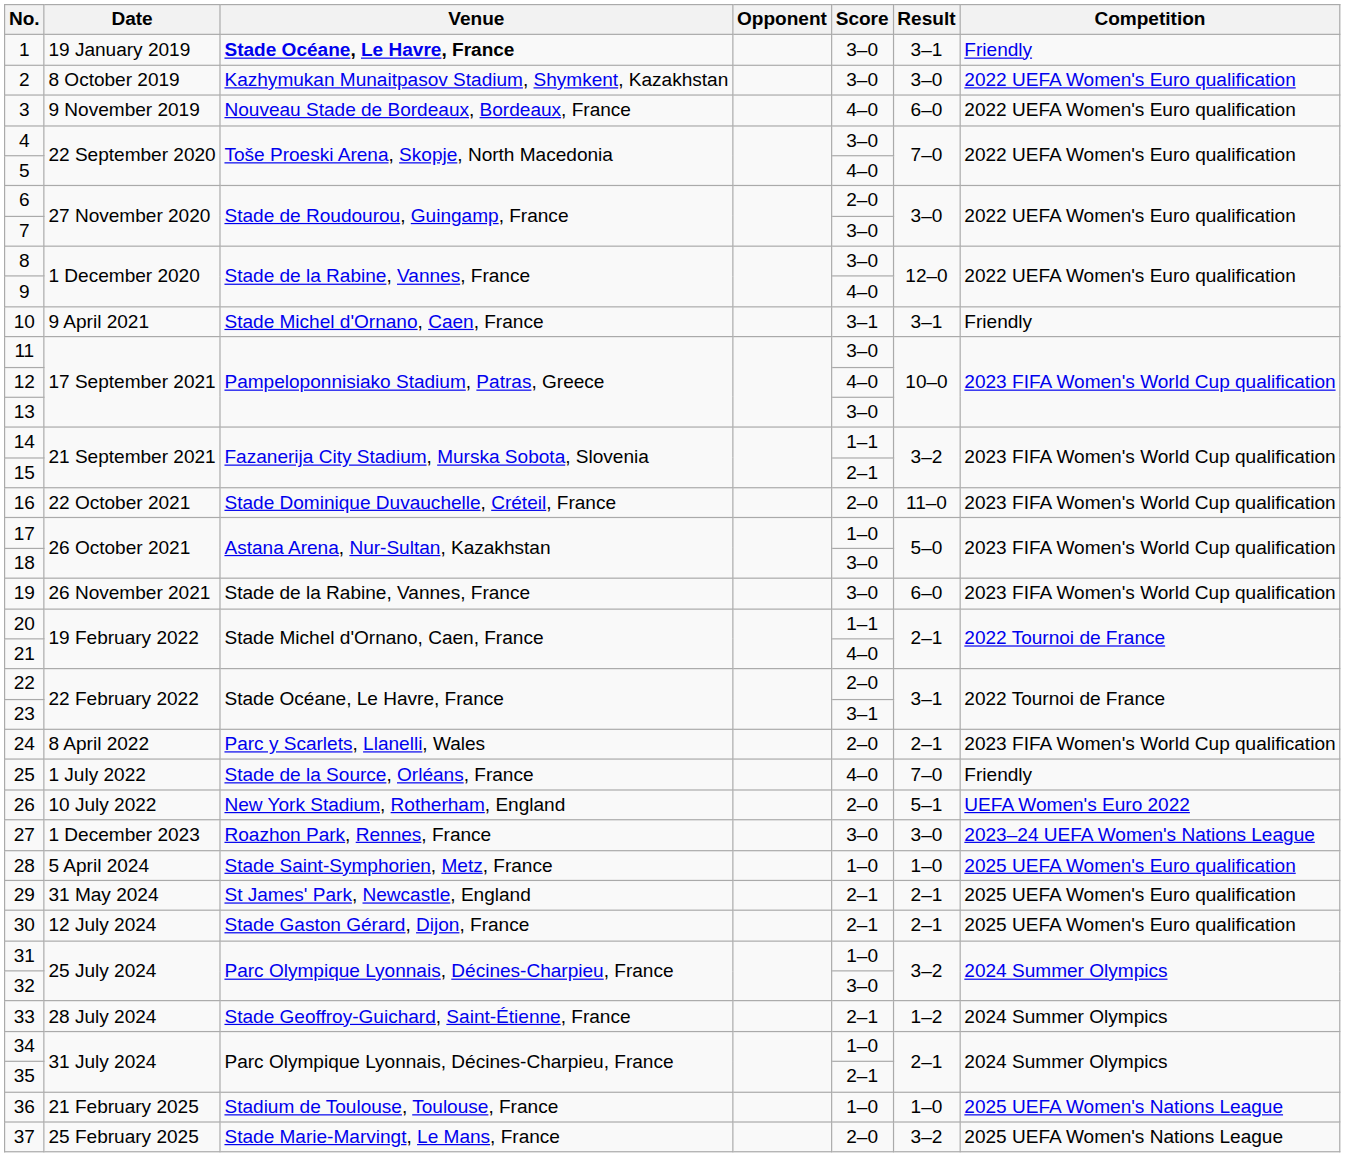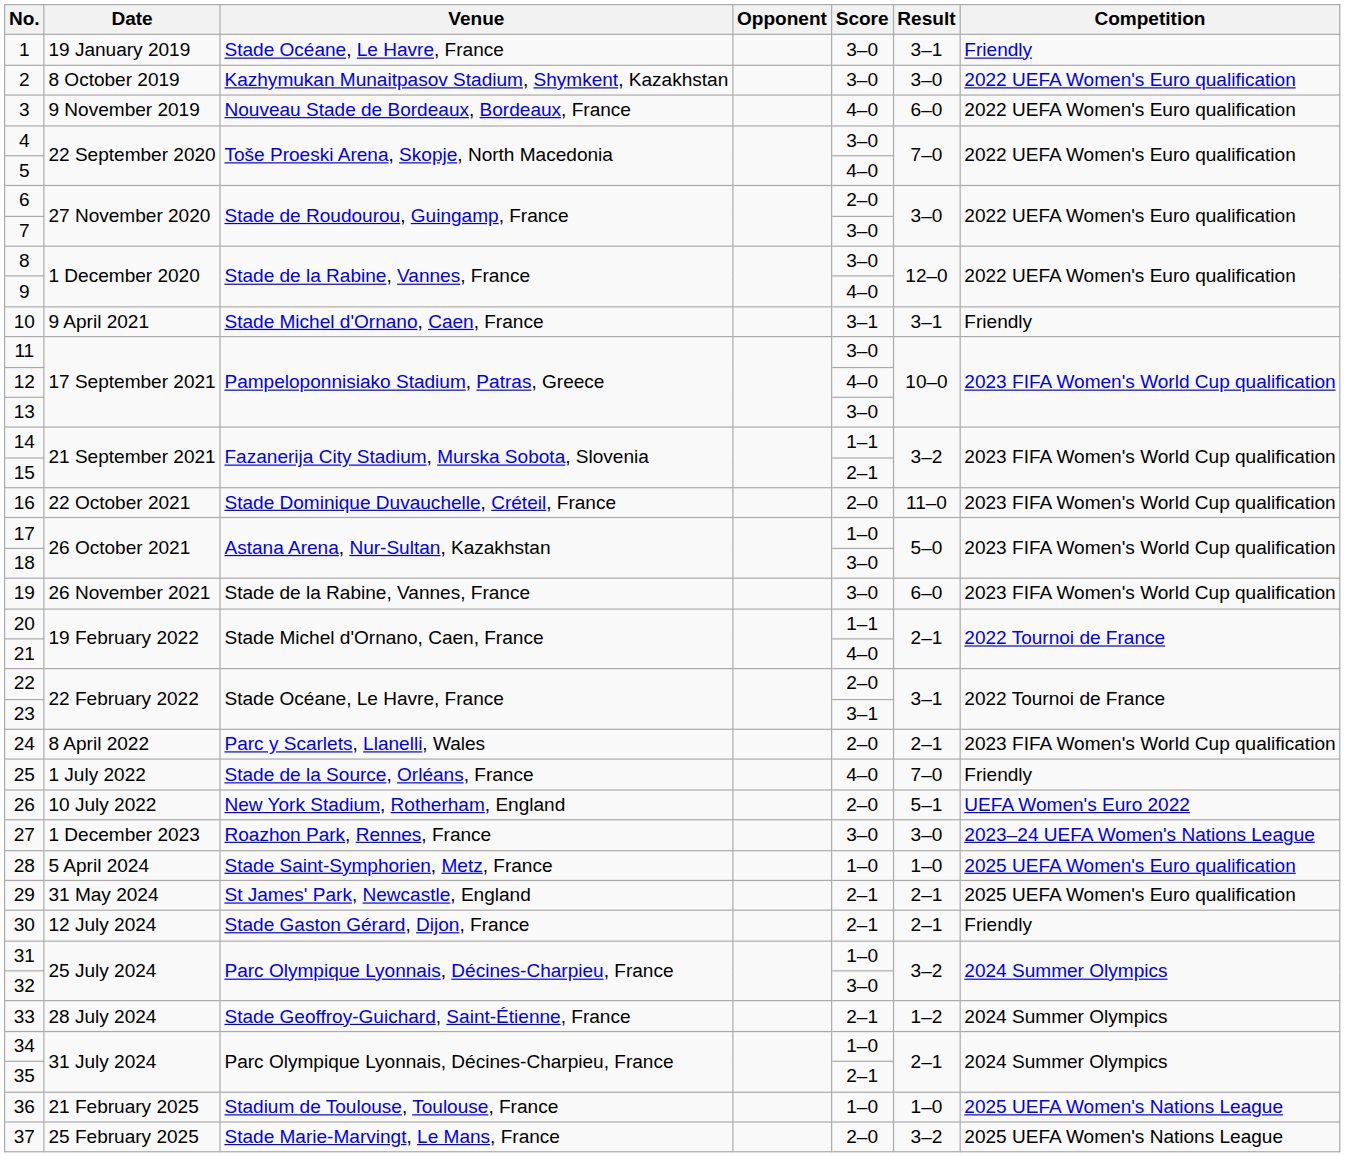(369, 49) bold -> (364, 49) normal
(1130, 925) 2025 UEFA Women's Euro qualification -> (998, 925) Friendly
